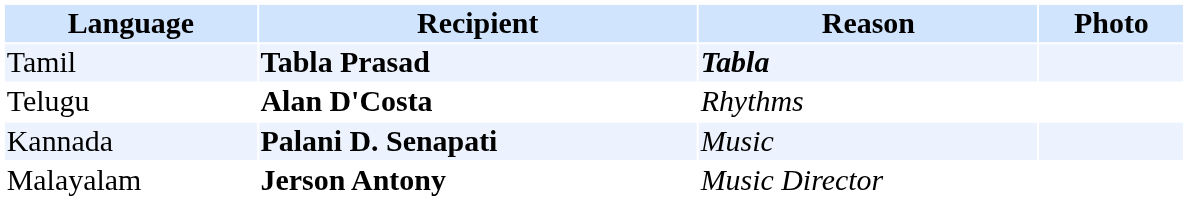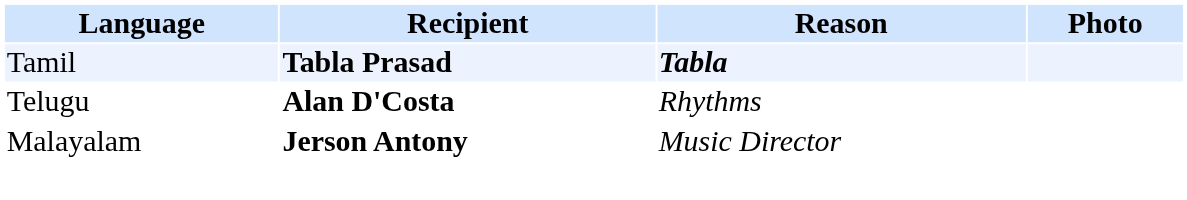- row: (60, 140)
